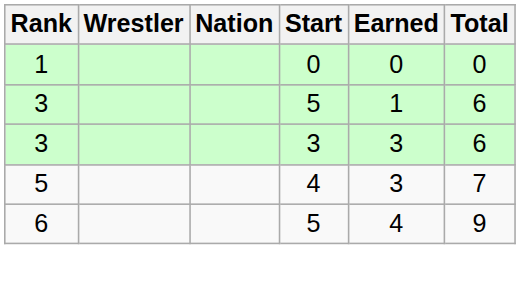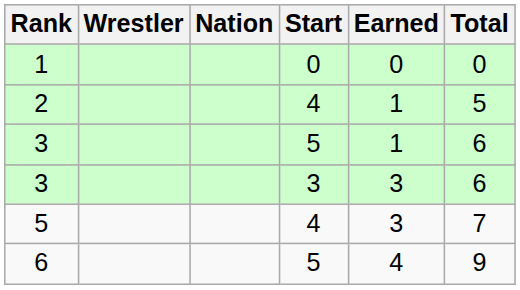+ row: (41, 104)
